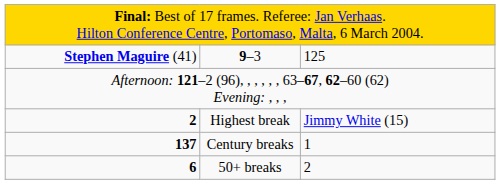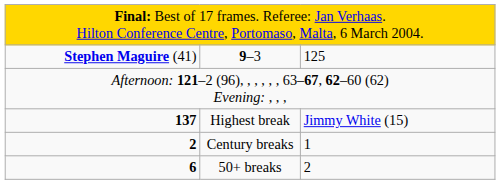(193, 120) 2 -> (186, 120) 137
(186, 144) 137 -> (193, 144) 2
